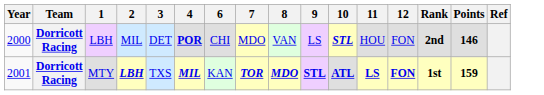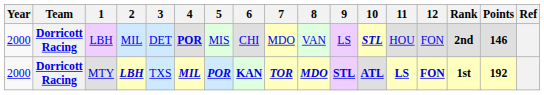+ column: (219, 14)
(19, 73) 2001 -> (19, 73) 2000
(220, 73) normal -> (249, 73) bold
(469, 73) 159 -> (498, 73) 192
